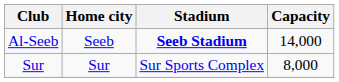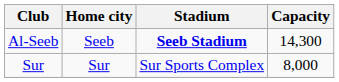(301, 41) 14,000 -> (301, 41) 14,300
